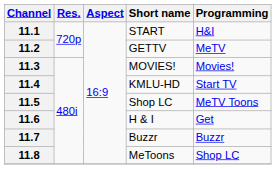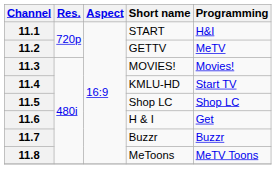(227, 102) MeTV Toons -> (217, 102) Shop LC
(217, 155) Shop LC -> (227, 155) MeTV Toons
